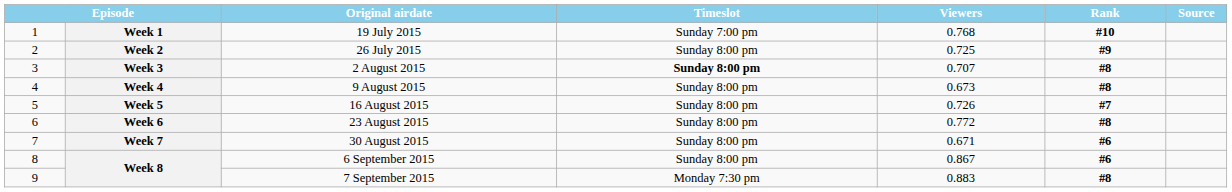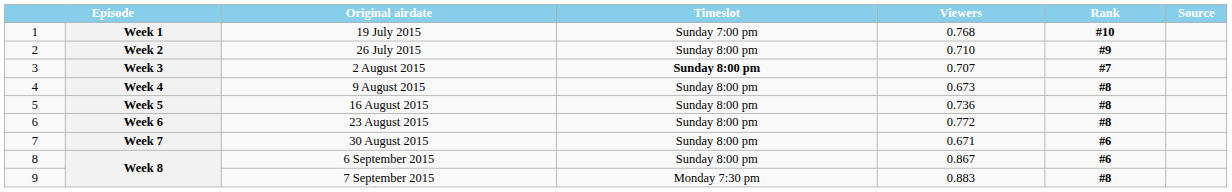(961, 50) 0.725 -> (961, 50) 0.710
(1105, 68) #8 -> (1105, 68) #7
(961, 104) 0.726 -> (961, 104) 0.736
(1105, 104) #7 -> (1105, 104) #8
